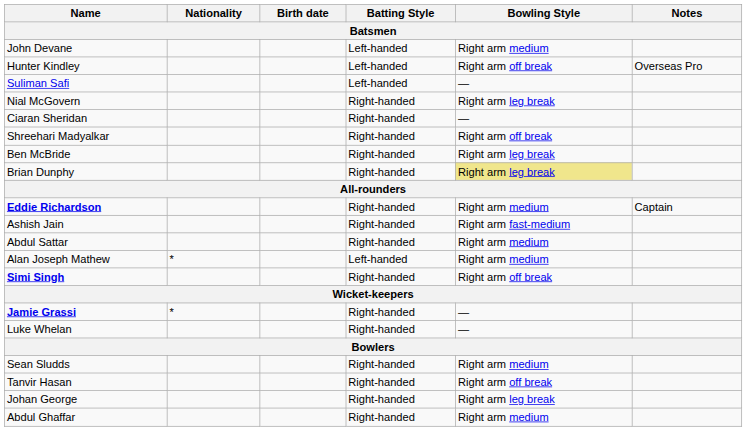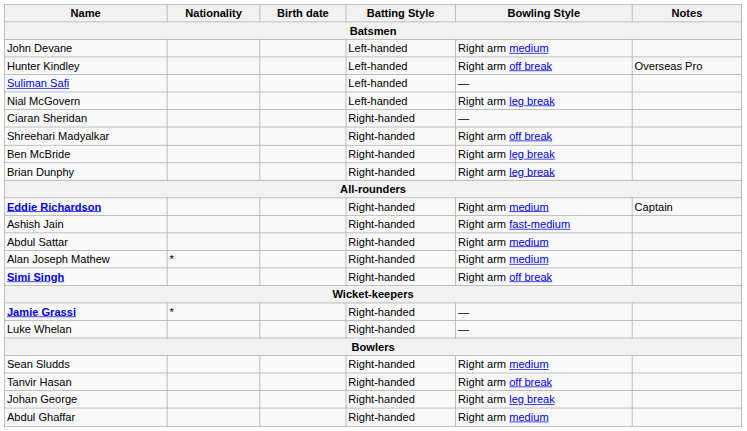(382, 101) Right-handed -> (378, 101) Left-handed
(506, 171) khaki background -> (506, 171) no background
(378, 259) Left-handed -> (382, 259) Right-handed
